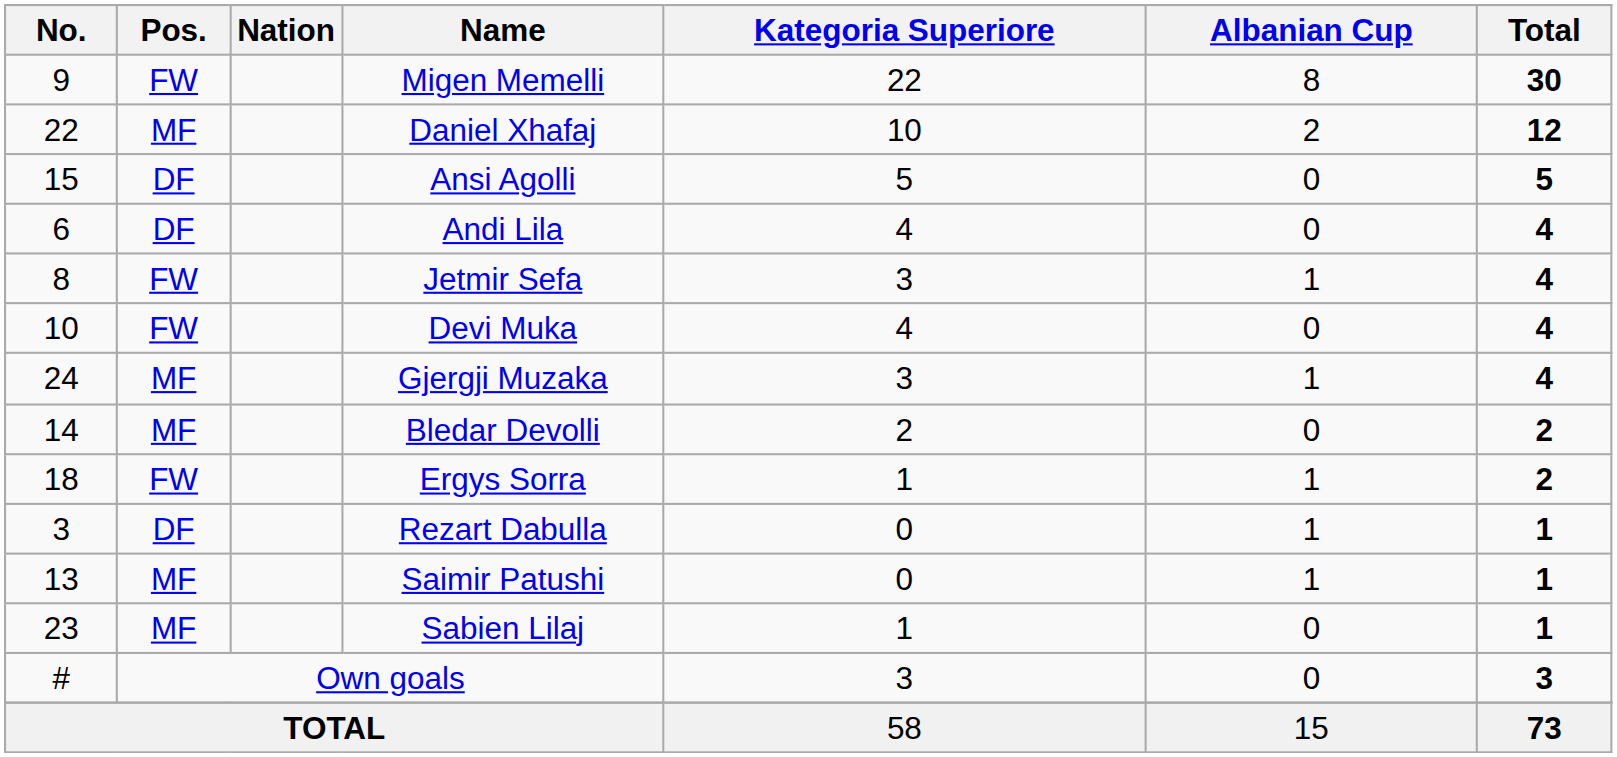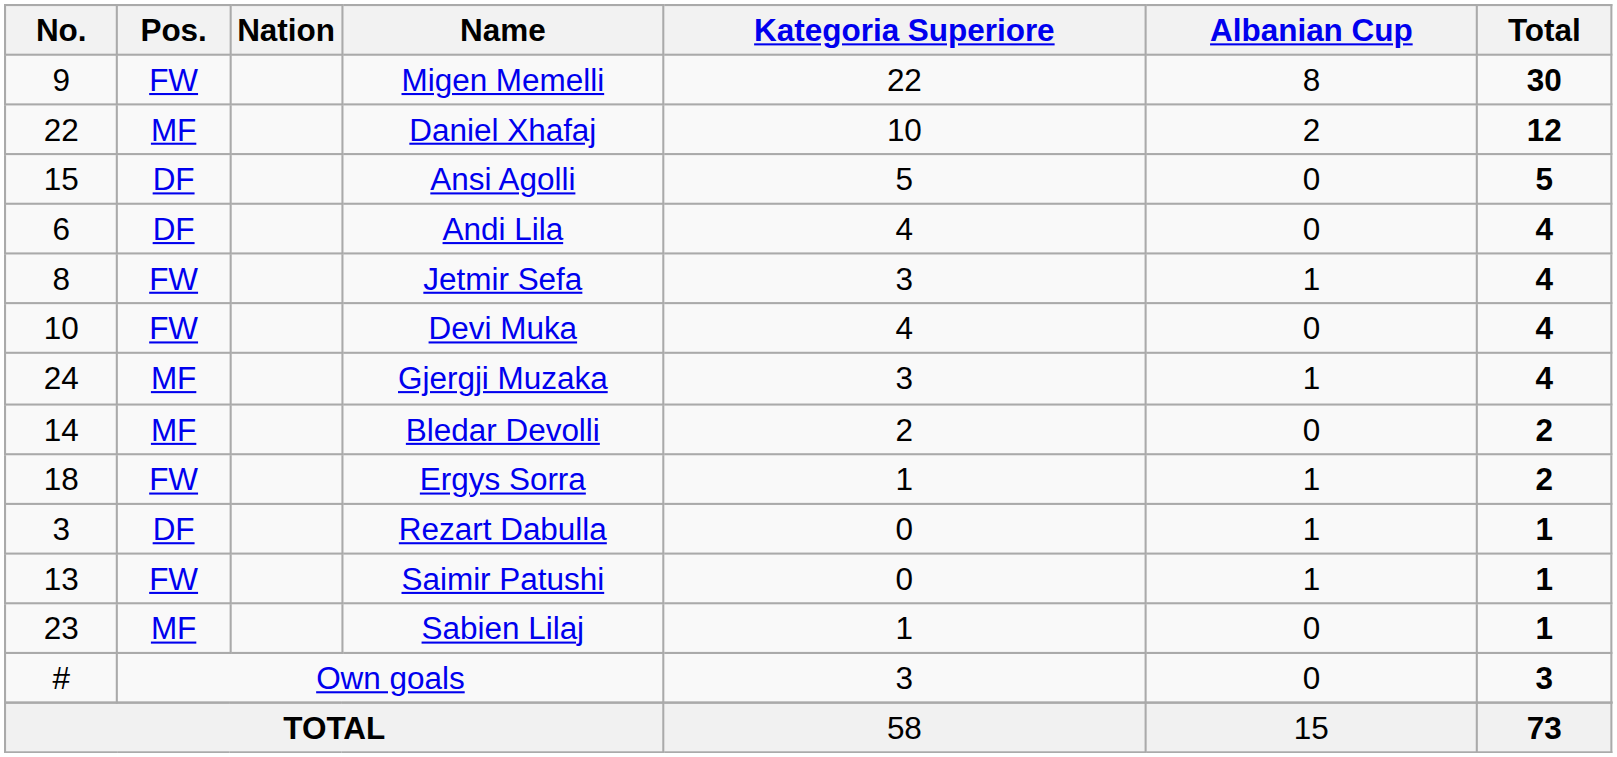(174, 578) MF -> (174, 578) FW
